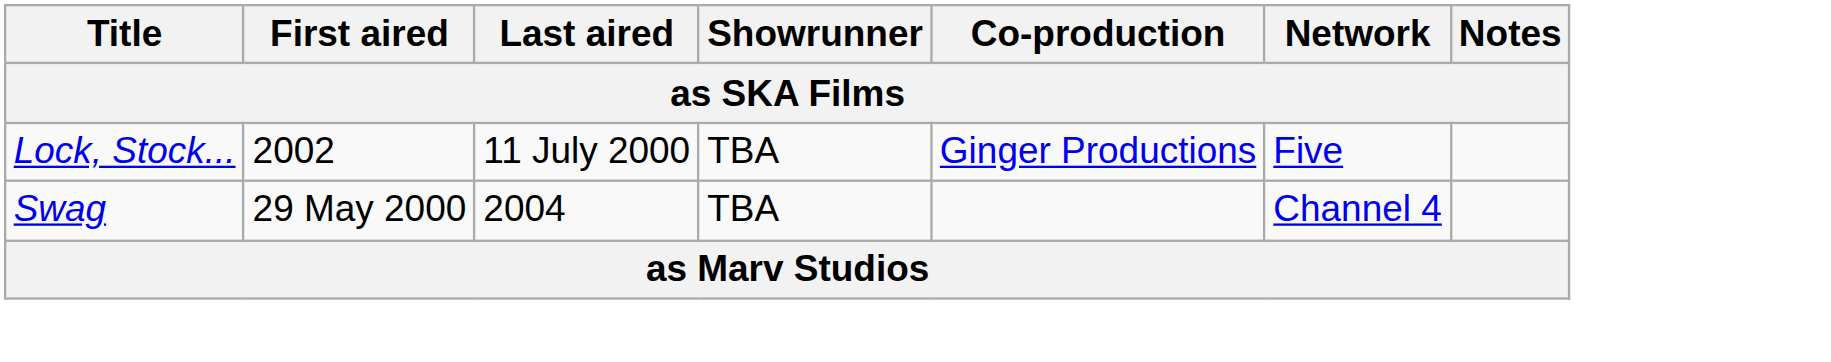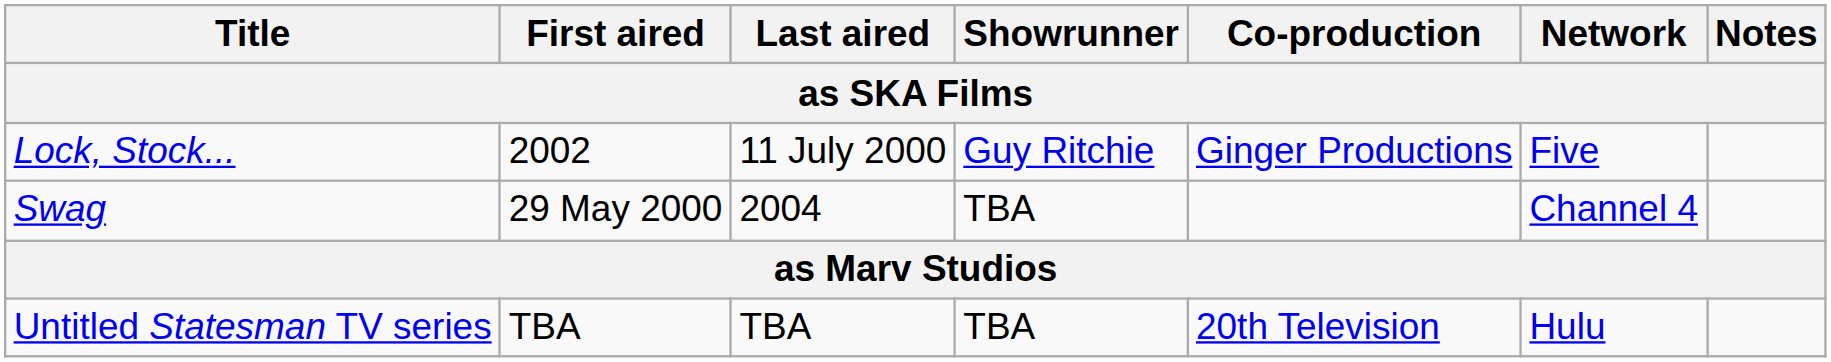(743, 151) TBA -> (1059, 151) Guy Ritchie
+ row: (253, 326)
